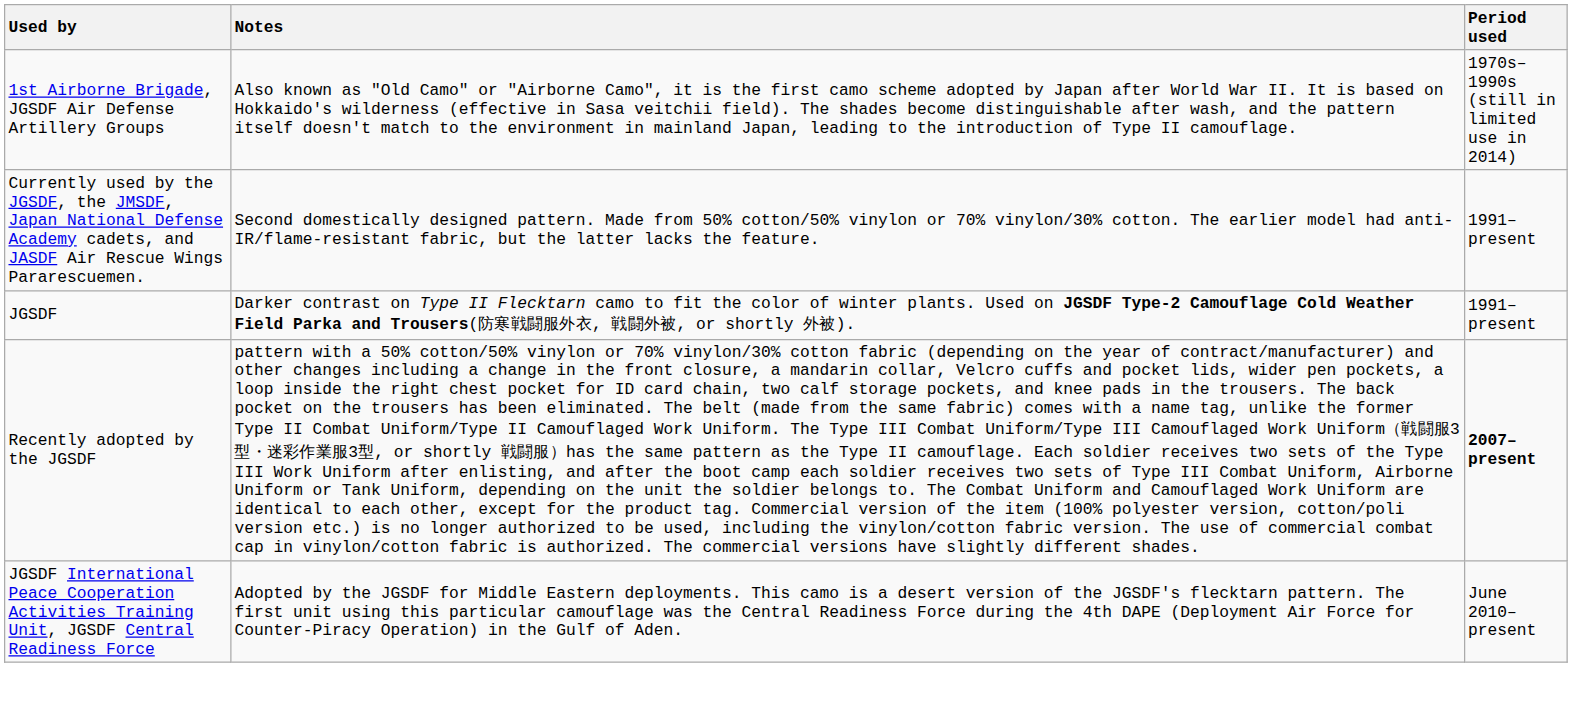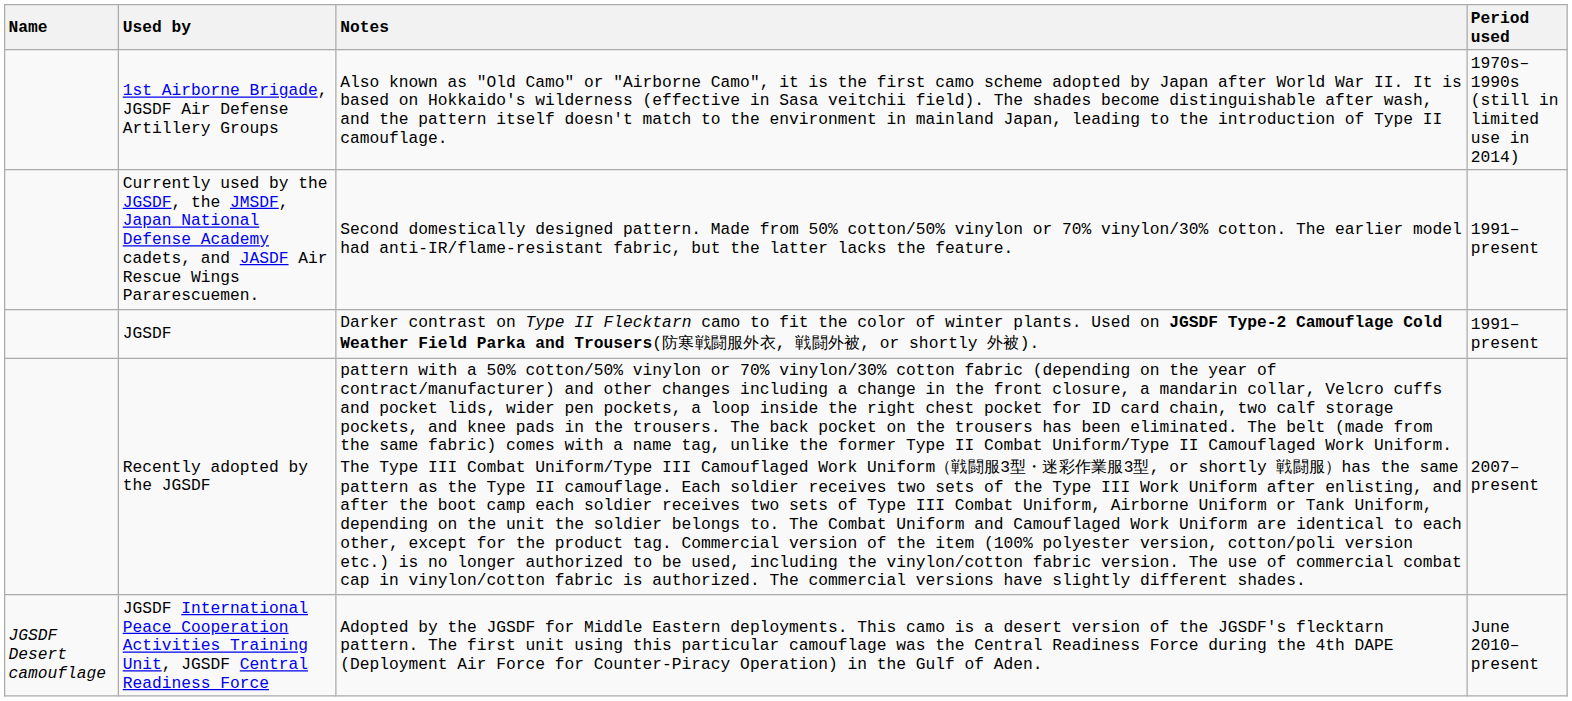+ column: (28, 27)
(1502, 450) bold -> (1505, 476) normal
